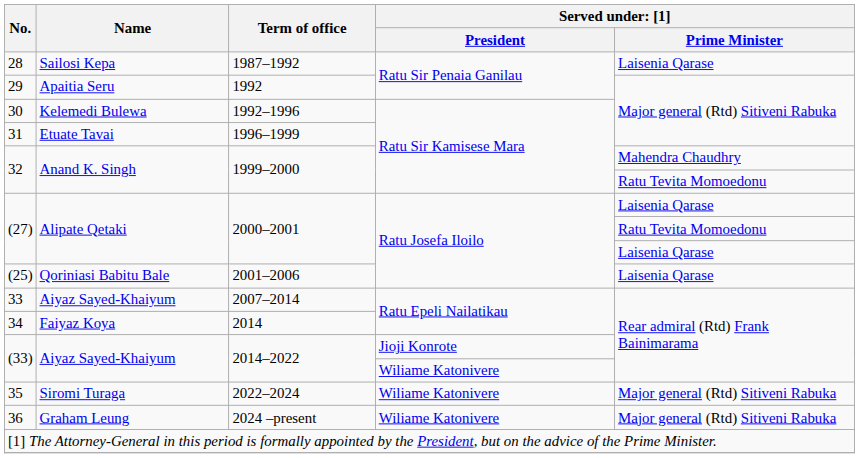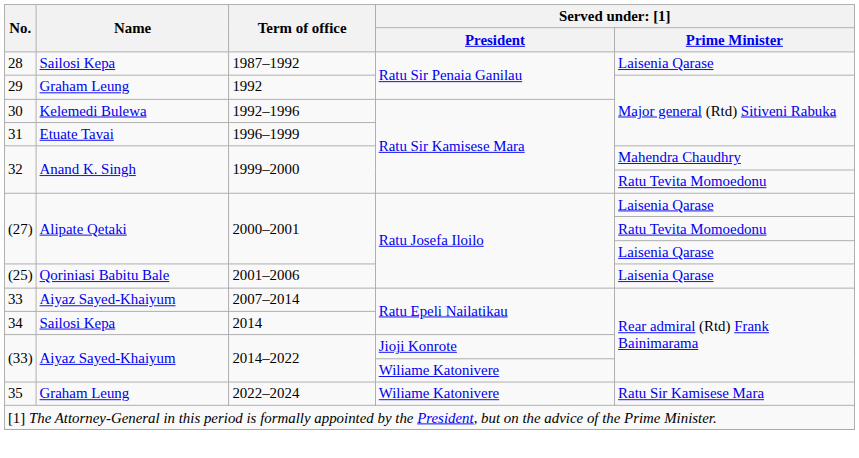(77, 87) Apaitia Seru -> (84, 87) Graham Leung
(77, 323) Faiyaz Koya -> (77, 323) Sailosi Kepa
(82, 393) Siromi Turaga -> (84, 393) Graham Leung
(727, 393) Major general (Rtd) Sitiveni Rabuka -> (691, 393) Ratu Sir Kamisese Mara
- row: (15, 417)
